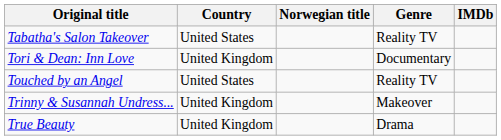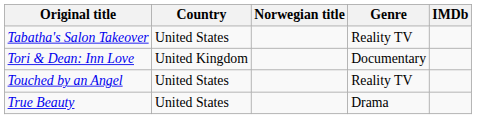- row: (91, 102)
(227, 124) United Kingdom -> (192, 102) United States
